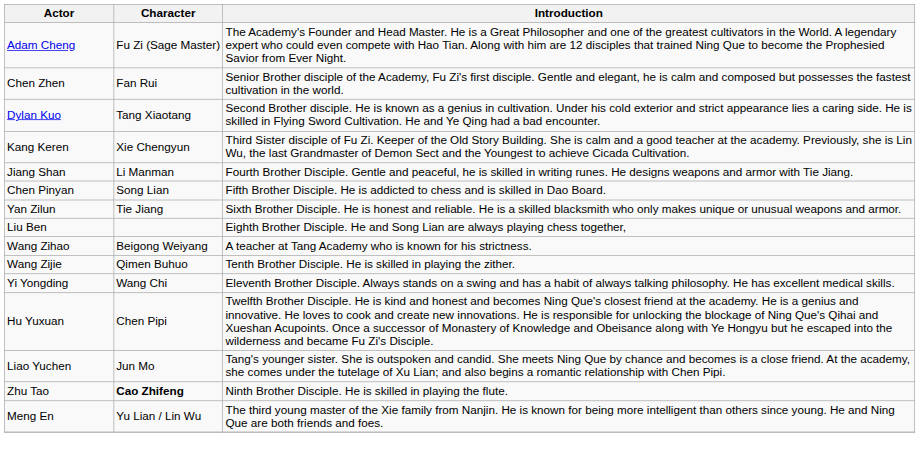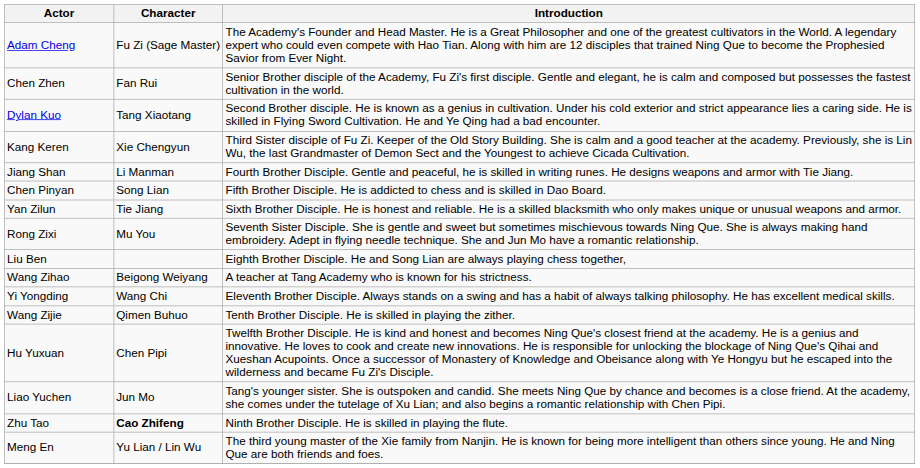+ row: (32, 234)
rows swapped: (34, 264) <-> (38, 283)
